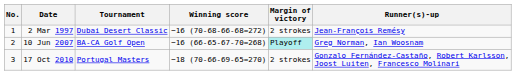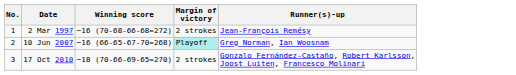- column: (122, 15)
